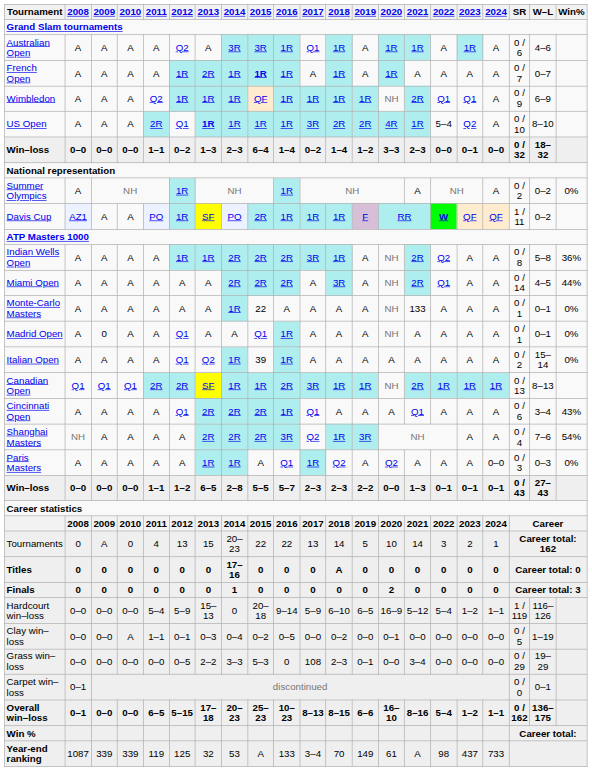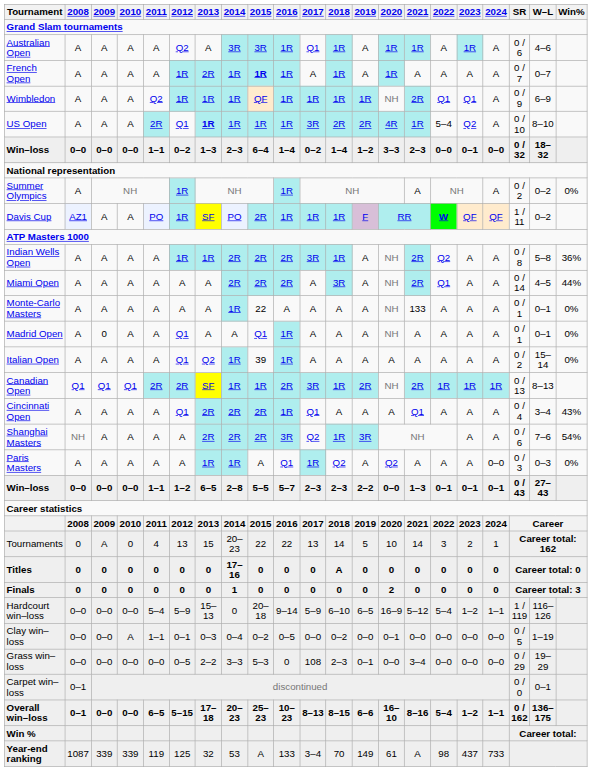(365, 385) 1R -> (365, 385) 2R
(519, 411) 0 / 6 -> (519, 411) 0 / 4
(519, 436) 0 / 4 -> (519, 436) 0 / 6
